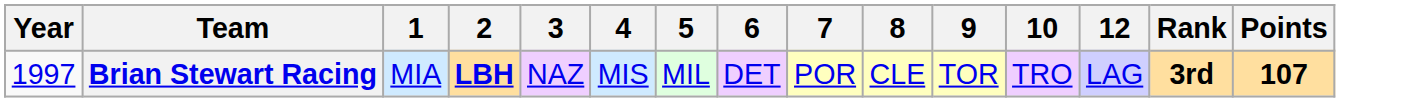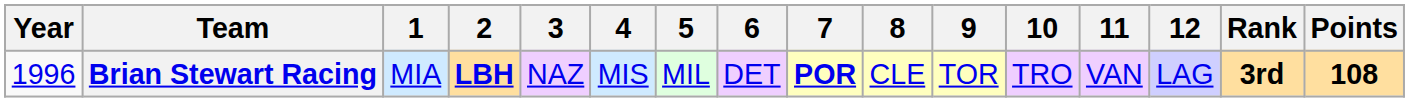+ column: (1114, 28)
(44, 73) 1997 -> (44, 73) 1996
(825, 73) normal -> (825, 73) bold
(1284, 73) 107 -> (1354, 73) 108
